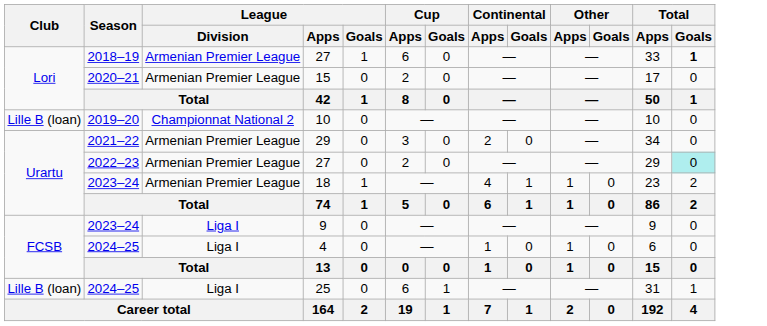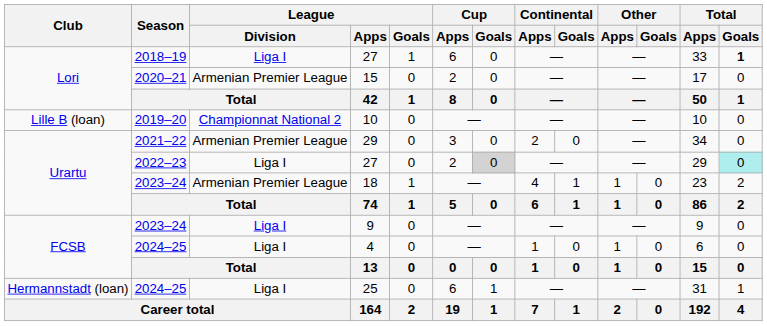(223, 57) Armenian Premier League -> (270, 57) Liga I
(223, 162) Armenian Premier League -> (270, 162) Liga I
(447, 162) no background -> (494, 162) lightgrey background
(44, 288) Lille B (loan) -> (68, 288) Hermannstadt (loan)
